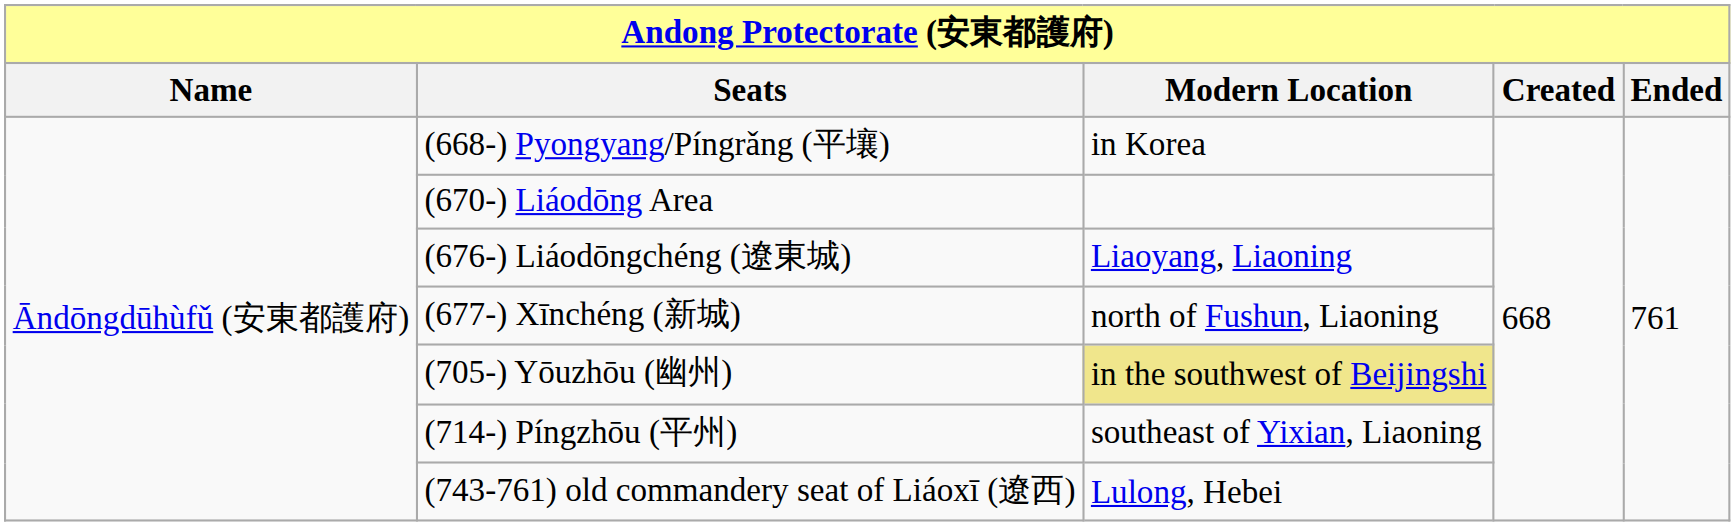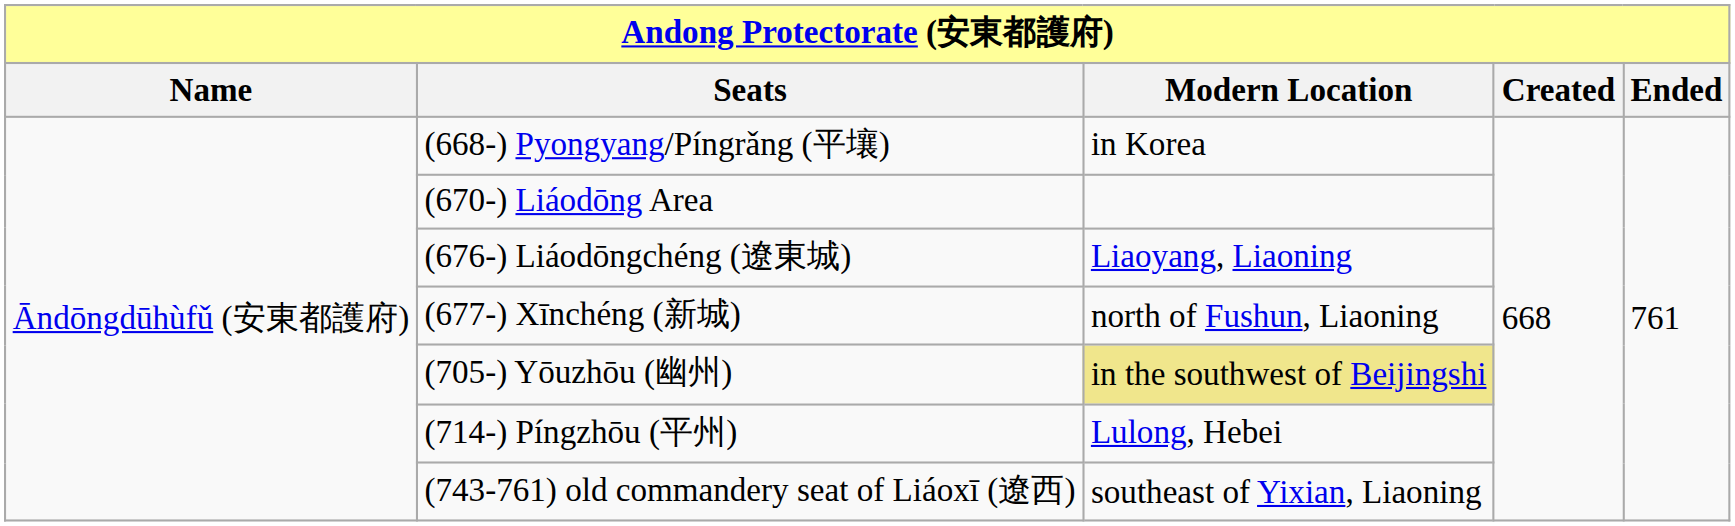(1286, 432) southeast of Yixian, Liaoning -> (1187, 432) Lulong, Hebei
(1187, 491) Lulong, Hebei -> (1286, 491) southeast of Yixian, Liaoning
